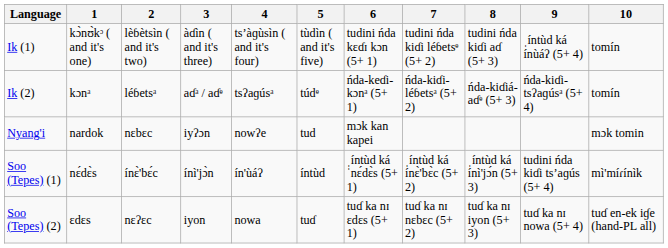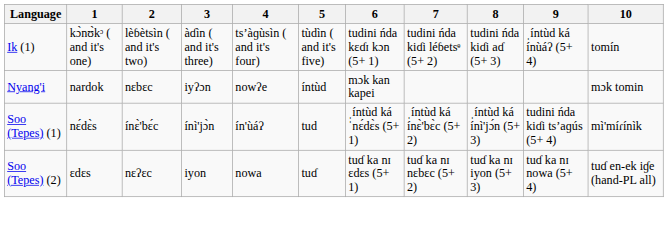- row: (21, 93)
(308, 133) tud -> (314, 86) íntùd
(313, 173) íntùd -> (309, 126) tud
